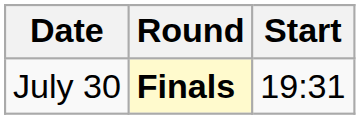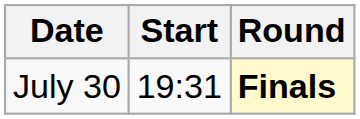columns swapped: (303, 31) <-> (191, 31)
